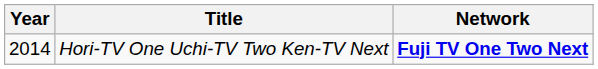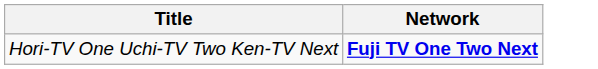- column: (30, 19)
